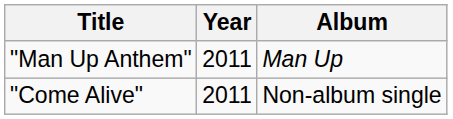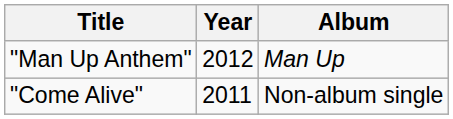(227, 59) 2011 -> (228, 59) 2012
